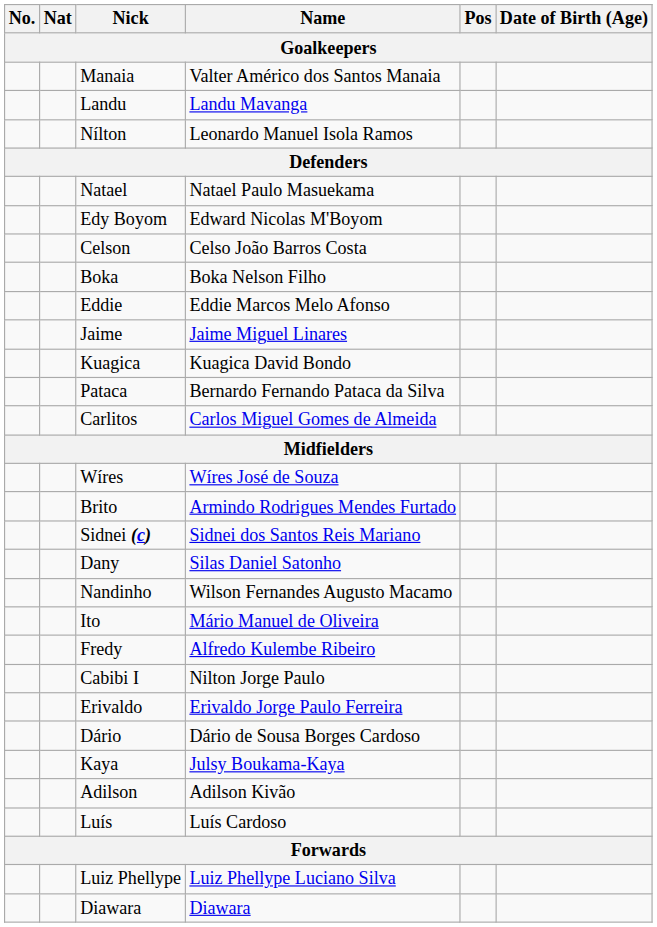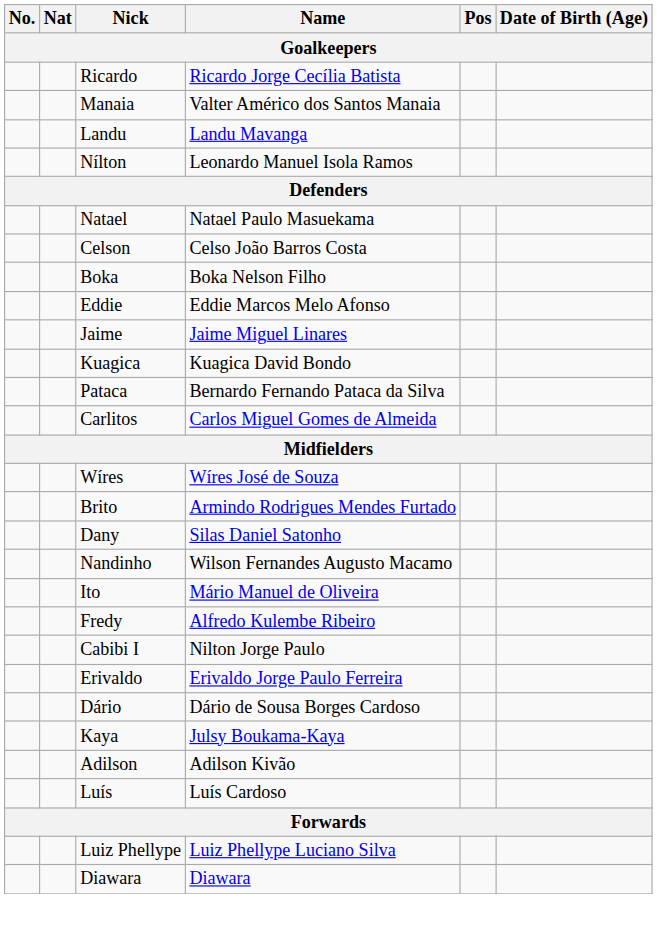+ row: (109, 76)
- row: (124, 219)
- row: (116, 534)
